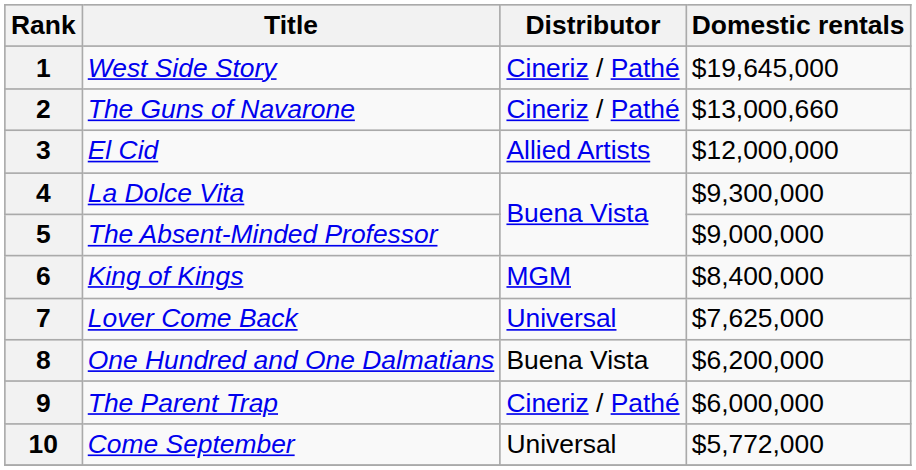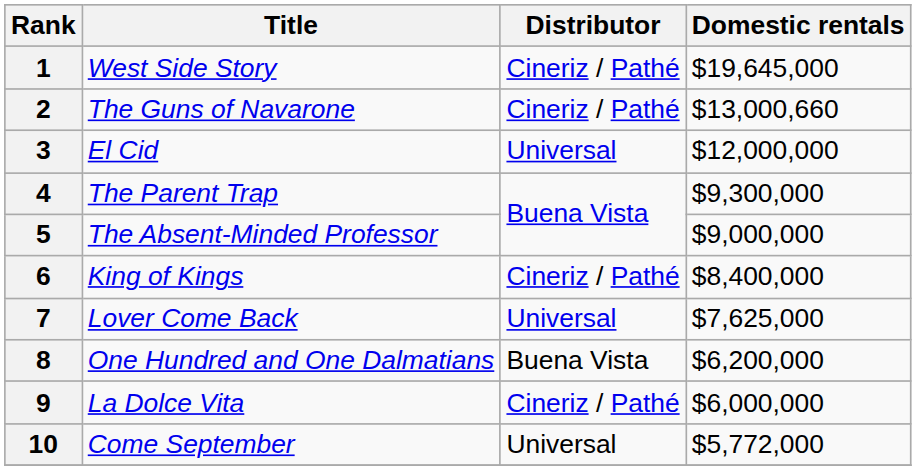(578, 151) Allied Artists -> (561, 151) Universal
(166, 192) La Dolce Vita -> (183, 192) The Parent Trap
(539, 276) MGM -> (593, 276) Cineriz / Pathé
(183, 402) The Parent Trap -> (166, 402) La Dolce Vita
